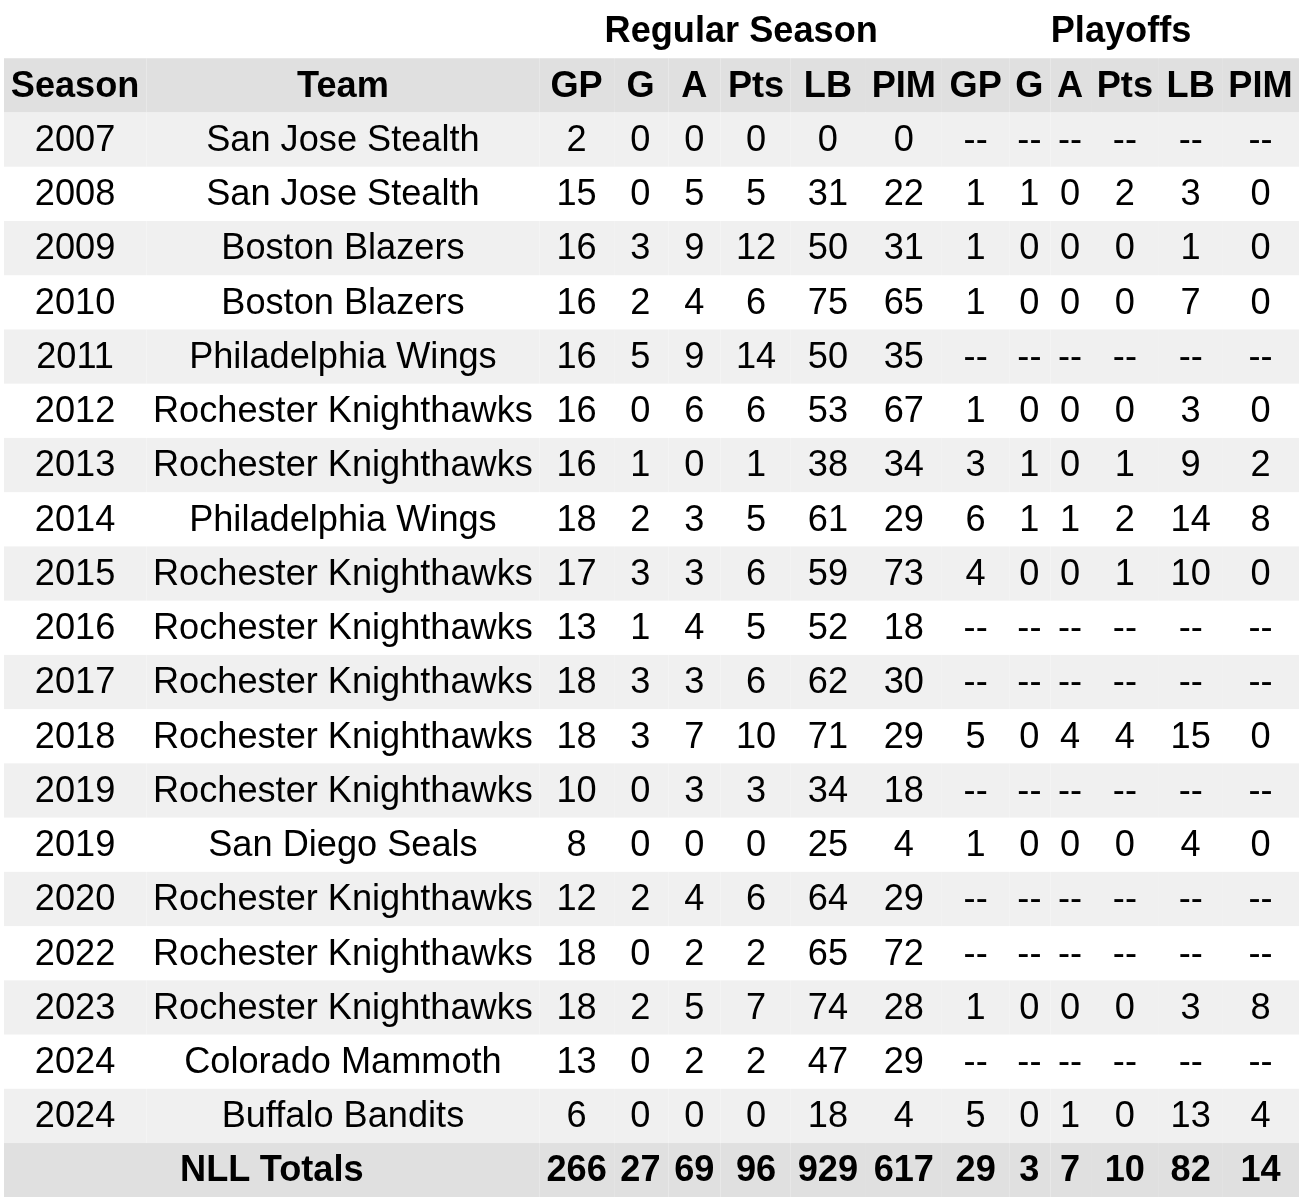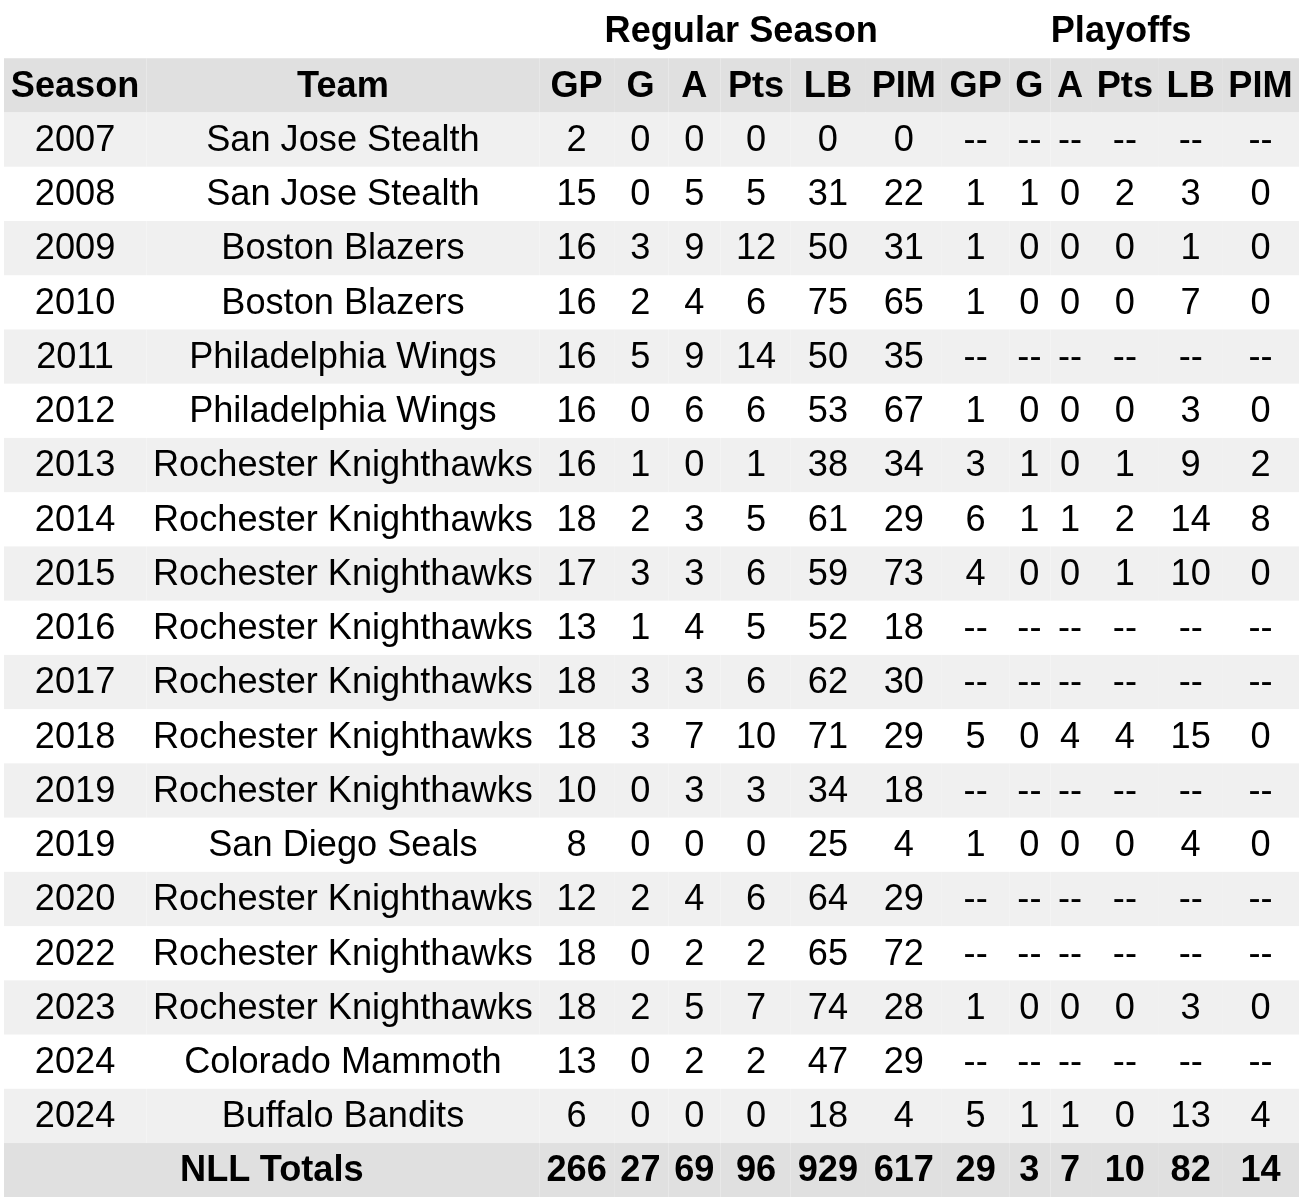(343, 410) Rochester Knighthawks -> (343, 410) Philadelphia Wings
(343, 518) Philadelphia Wings -> (343, 518) Rochester Knighthawks
(1260, 1006) 8 -> (1260, 1006) 0
(1029, 1115) 0 -> (1029, 1115) 1
